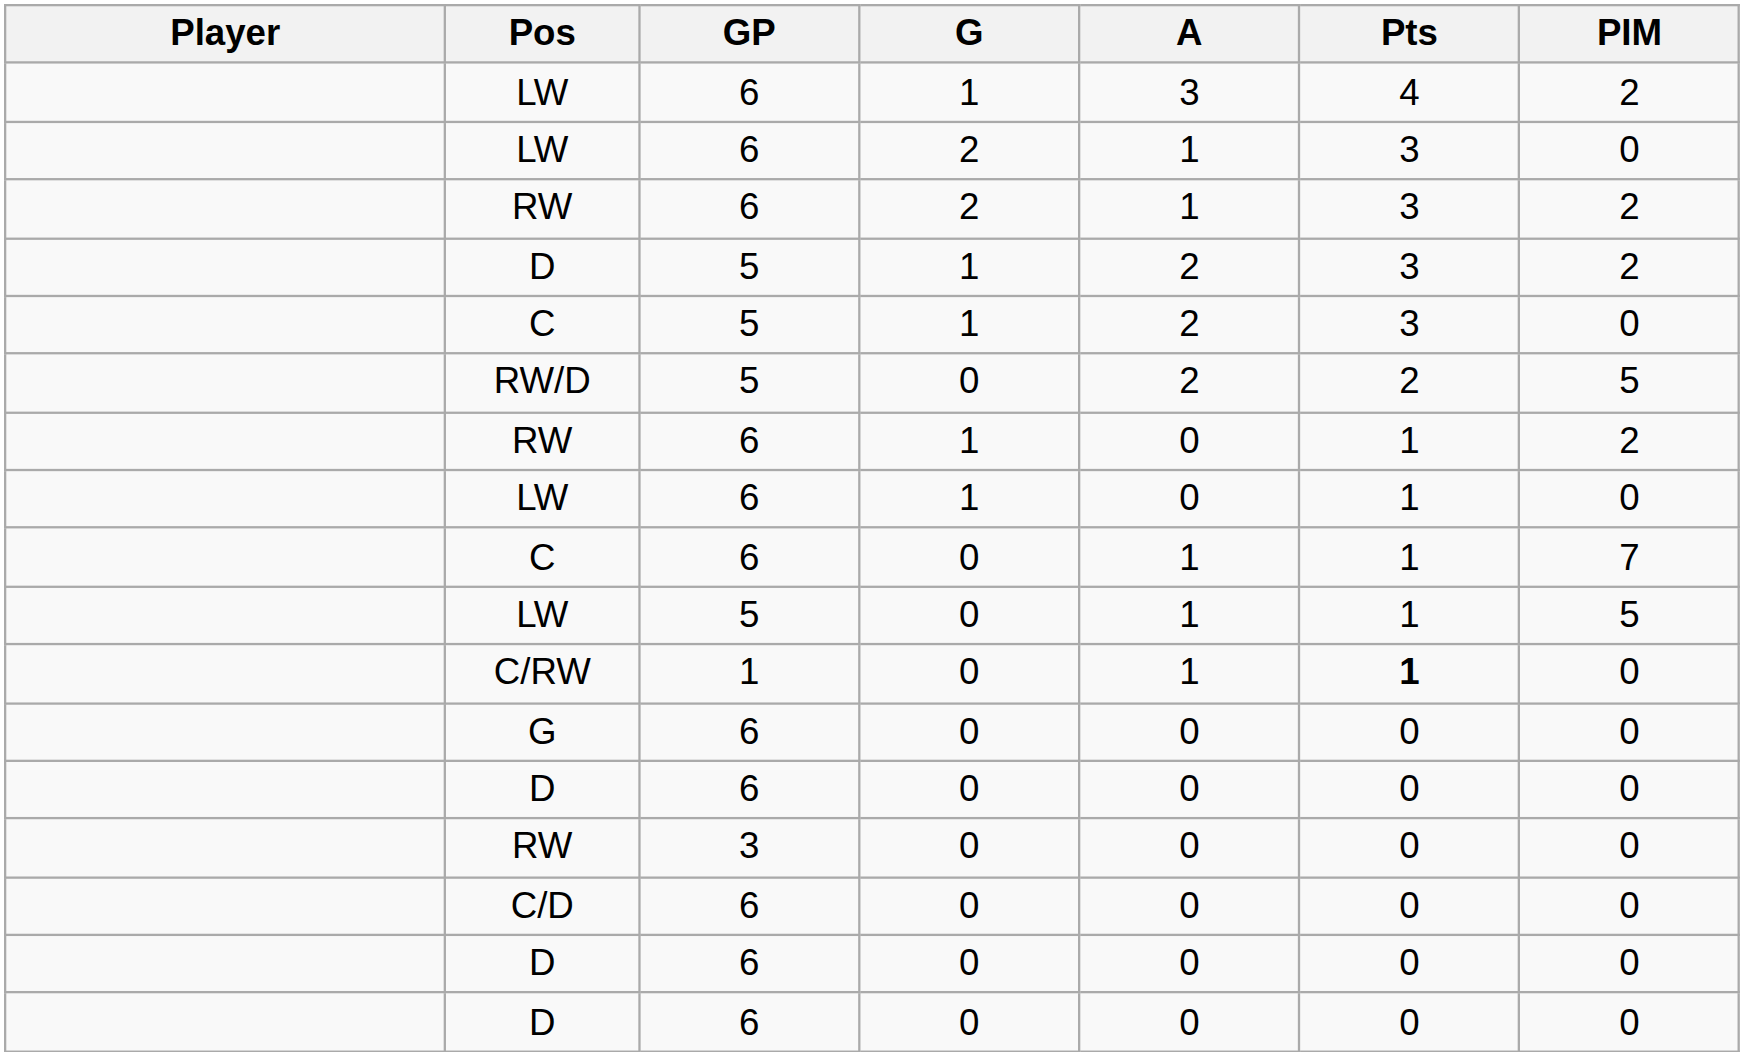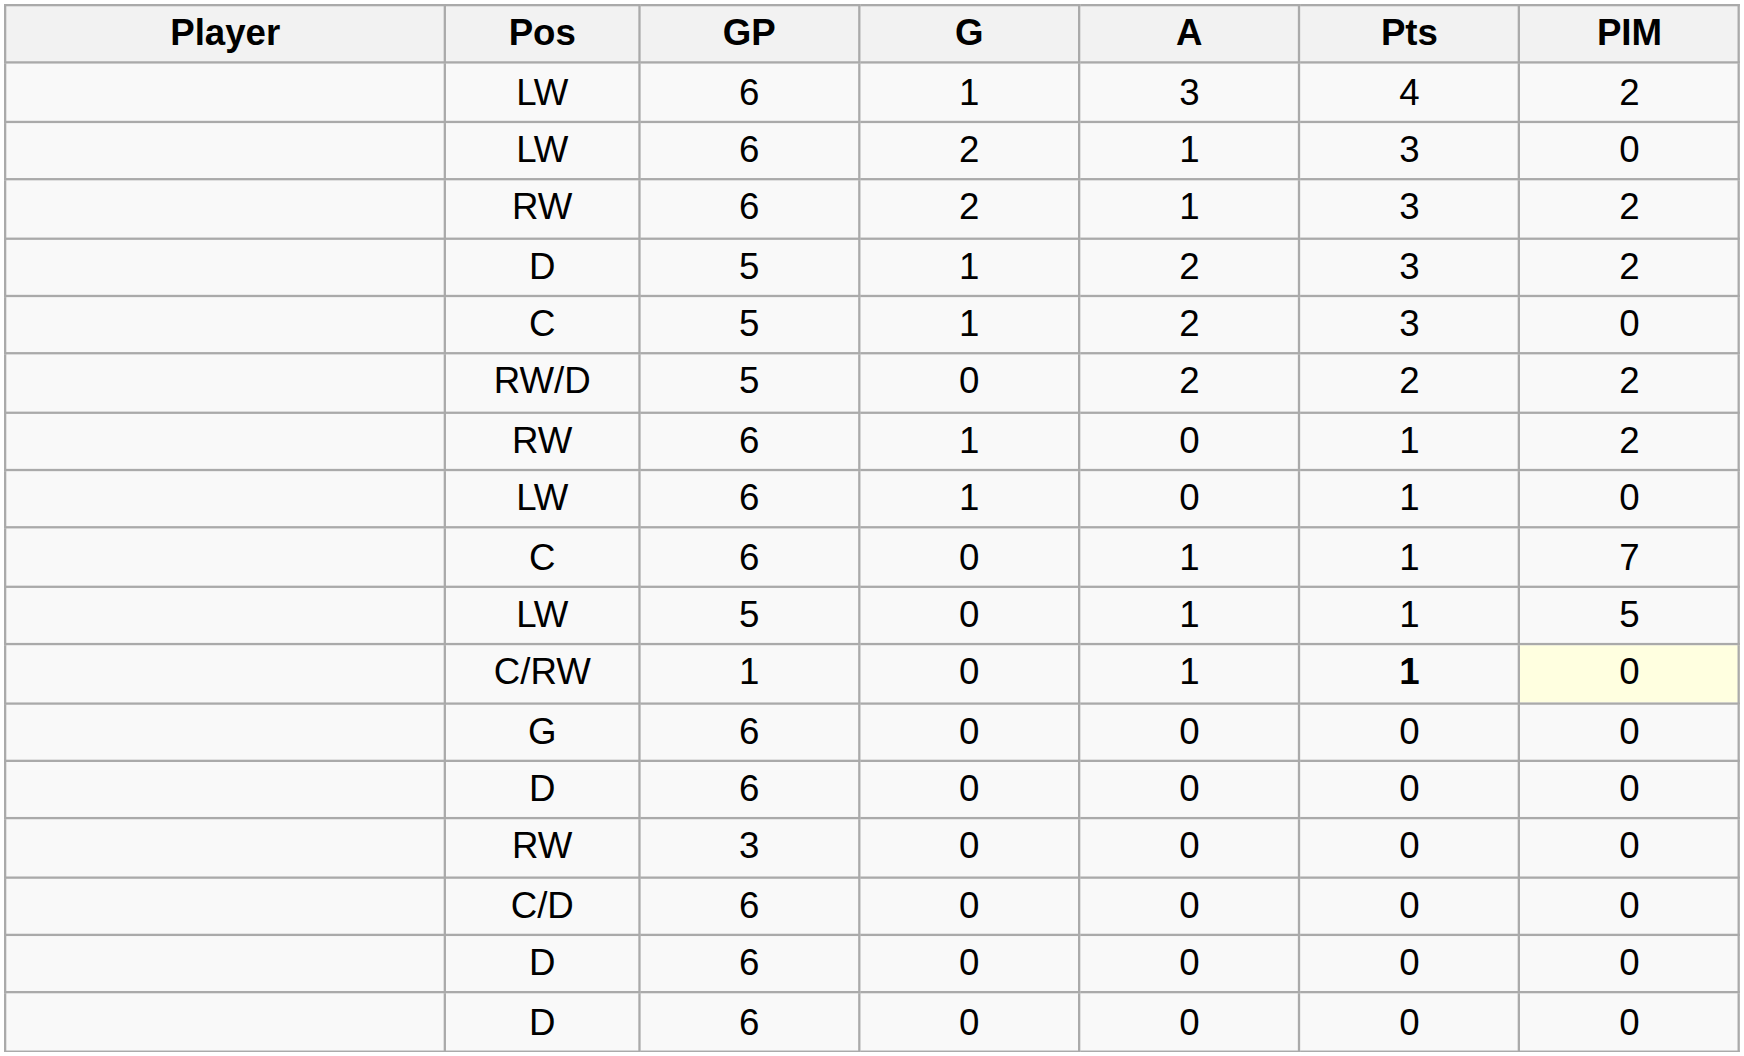(1630, 382) 5 -> (1630, 382) 2
(1630, 672) no background -> (1630, 672) lightyellow background
